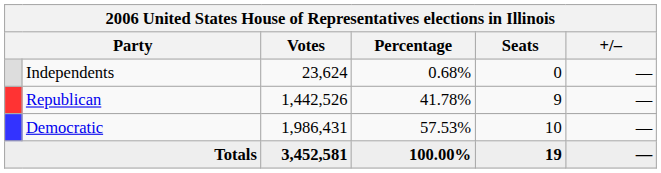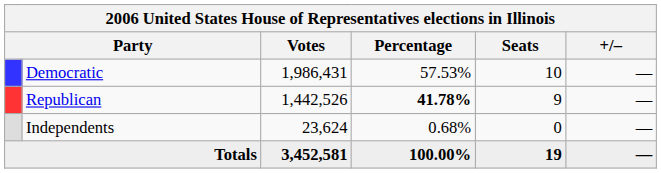rows swapped: (65, 127) <-> (70, 72)
(446, 100) normal -> (444, 100) bold
